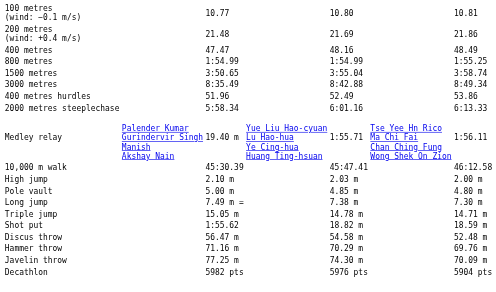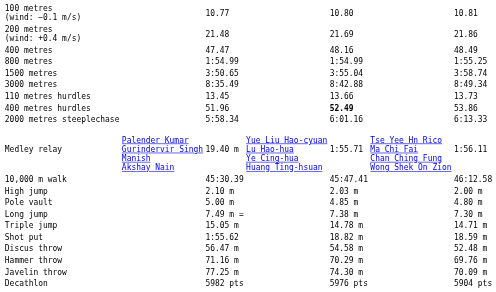+ row: (48, 96)
(342, 96) normal -> (342, 108) bold
